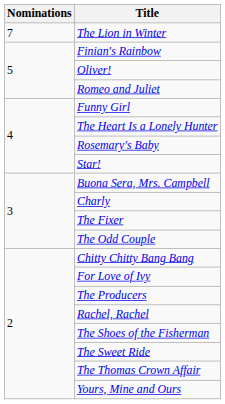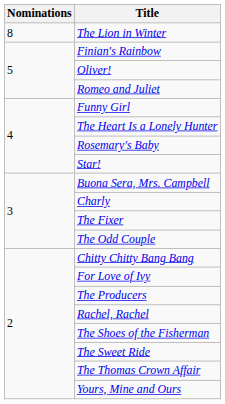(10, 32) 7 -> (10, 32) 8
